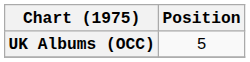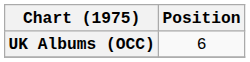(202, 44) 5 -> (202, 44) 6
